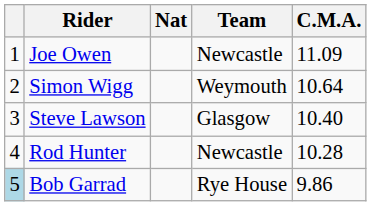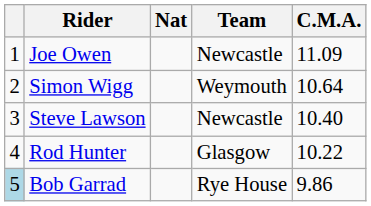(233, 119) Glasgow -> (240, 119) Newcastle
(240, 151) Newcastle -> (233, 151) Glasgow
(320, 151) 10.28 -> (320, 151) 10.22
